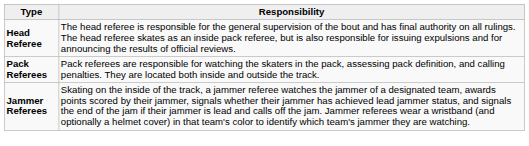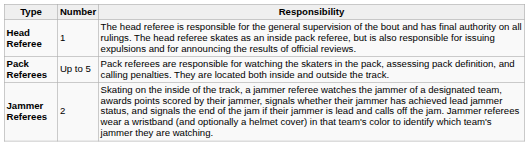+ column: (78, 12)
